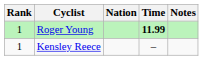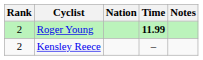(19, 30) 1 -> (19, 30) 2
(19, 47) 1 -> (19, 47) 2
